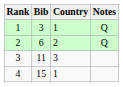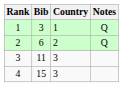(55, 74) 1 -> (55, 74) 3
